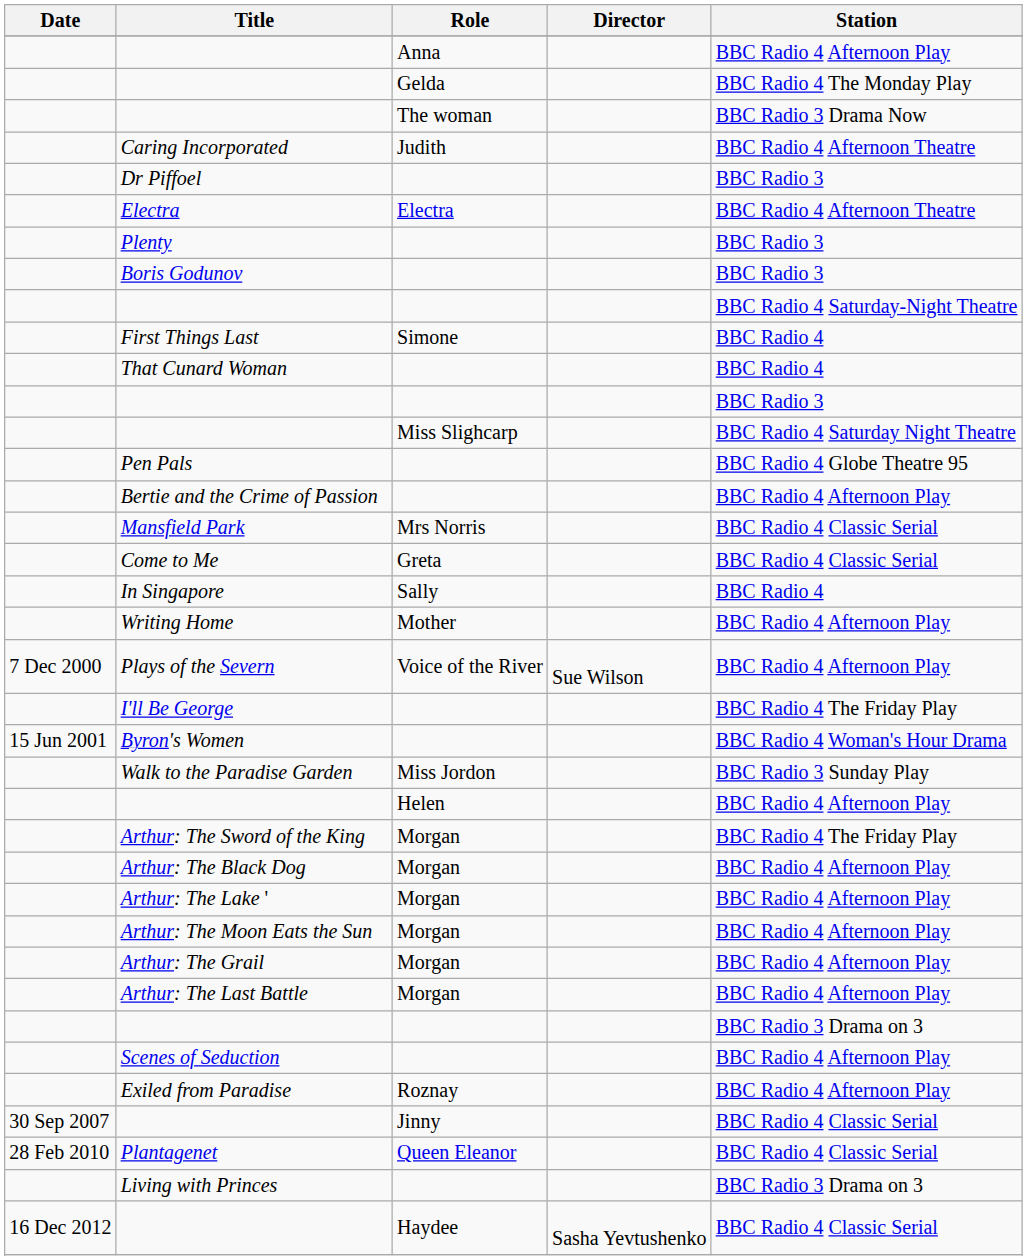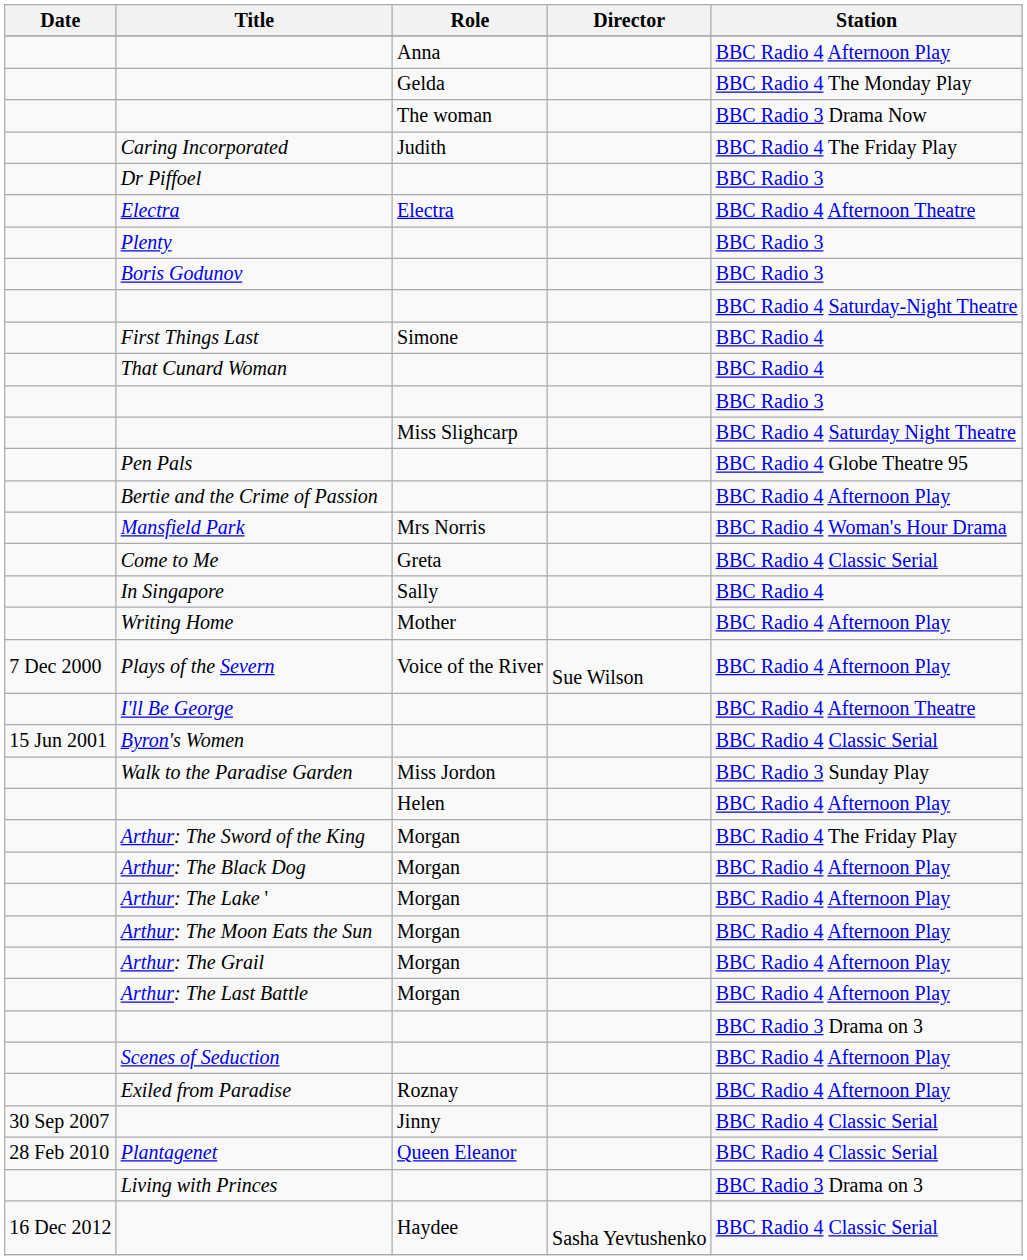(845, 147) BBC Radio 4 Afternoon Theatre -> (836, 147) BBC Radio 4 The Friday Play
(827, 527) BBC Radio 4 Classic Serial -> (861, 527) BBC Radio 4 Woman's Hour Drama
(836, 708) BBC Radio 4 The Friday Play -> (845, 708) BBC Radio 4 Afternoon Theatre
(861, 740) BBC Radio 4 Woman's Hour Drama -> (827, 740) BBC Radio 4 Classic Serial
